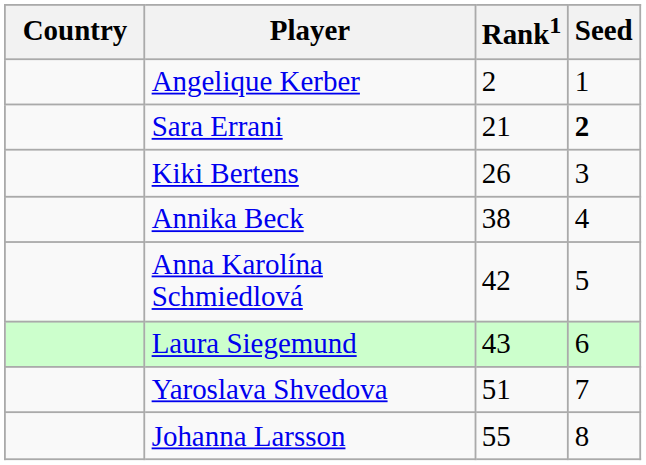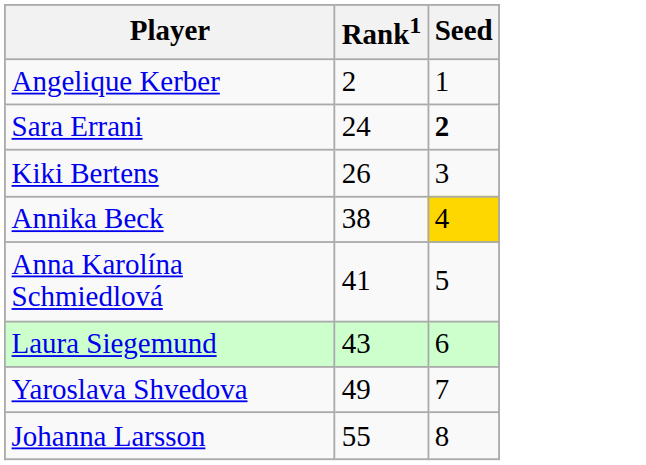- column: (75, 31)
(496, 127) 21 -> (356, 127) 24
(582, 219) no background -> (442, 219) gold background
(496, 281) 42 -> (356, 281) 41
(496, 389) 51 -> (356, 389) 49
